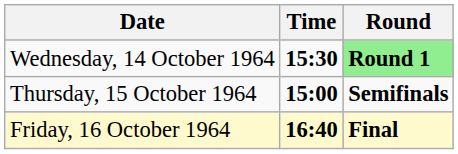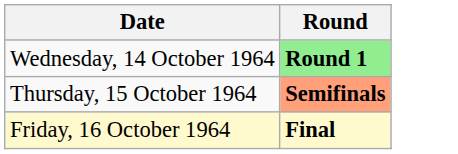- column: (311, 22)
(398, 93) no background -> (335, 93) lightsalmon background
